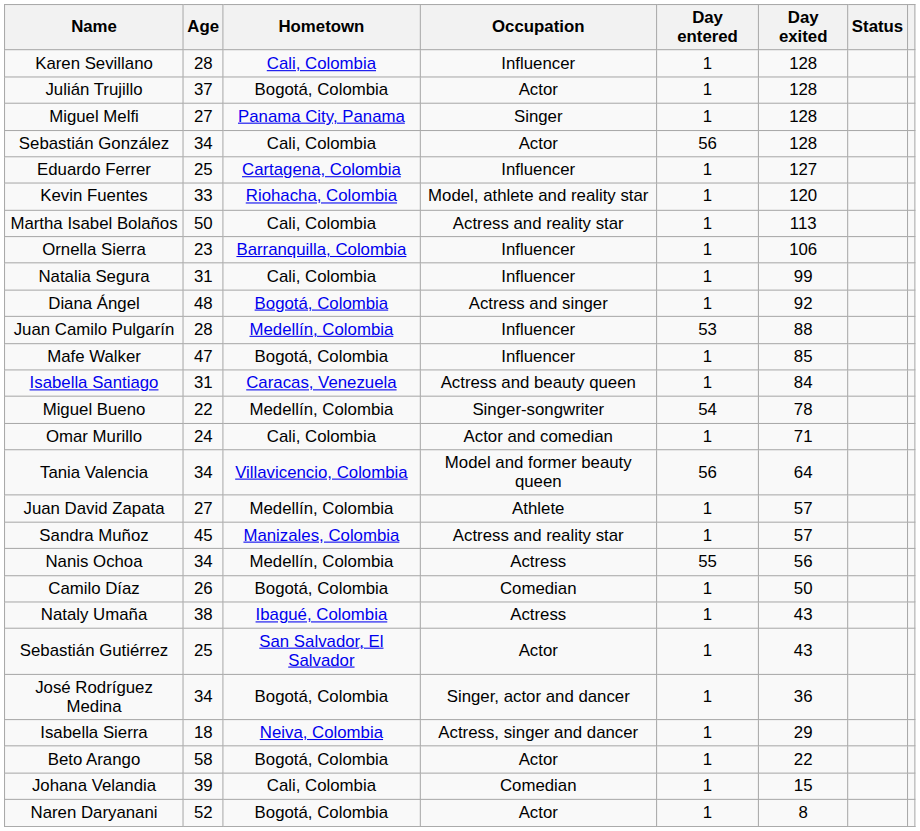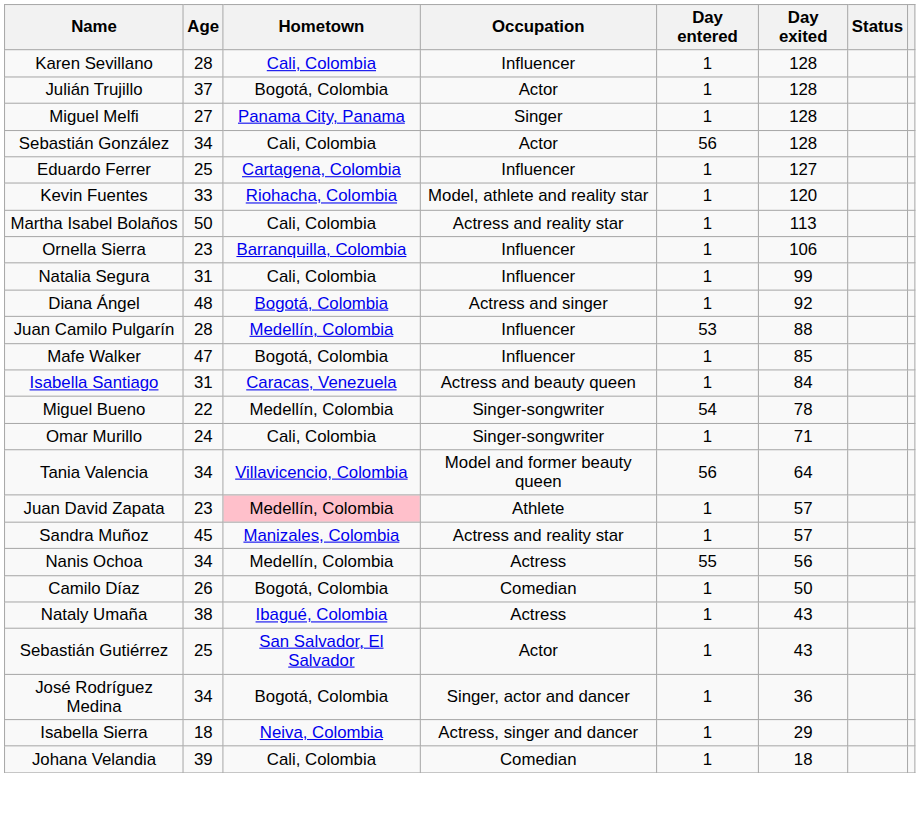(538, 436) Actor and comedian -> (538, 436) Singer-songwriter
(203, 508) 27 -> (203, 508) 23
(321, 508) no background -> (321, 508) pink background
- row: (94, 759)
(803, 786) 15 -> (803, 759) 18
- row: (94, 812)
